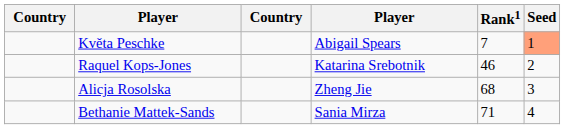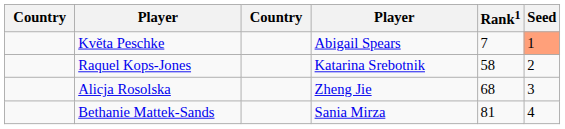(488, 66) 46 -> (488, 66) 58
(488, 112) 71 -> (488, 112) 81
